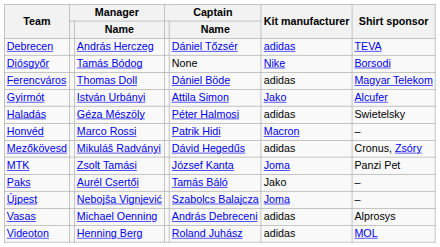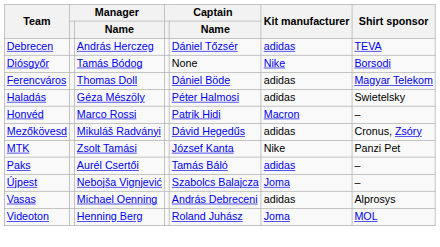- row: (26, 98)
(277, 166) Joma -> (274, 149) Nike
(275, 183) Jako -> (280, 166) adidas
(280, 234) adidas -> (277, 217) Joma
